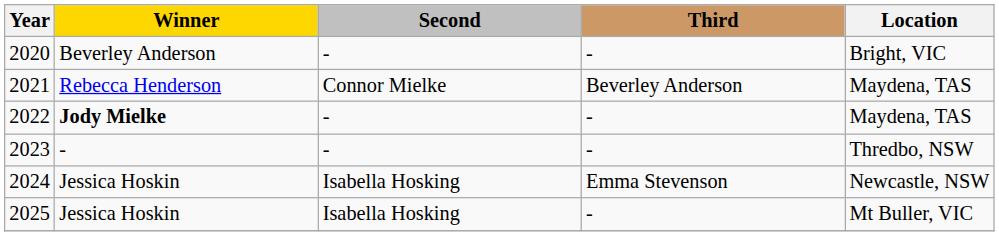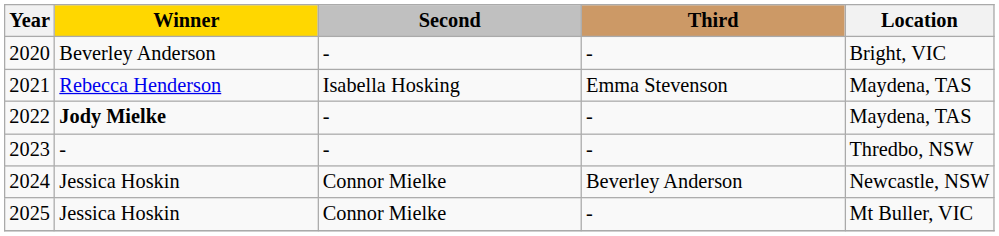(384, 85) Connor Mielke -> (391, 85) Isabella Hosking
(664, 85) Beverley Anderson -> (657, 85) Emma Stevenson
(391, 181) Isabella Hosking -> (384, 181) Connor Mielke
(657, 181) Emma Stevenson -> (664, 181) Beverley Anderson
(391, 213) Isabella Hosking -> (384, 213) Connor Mielke
